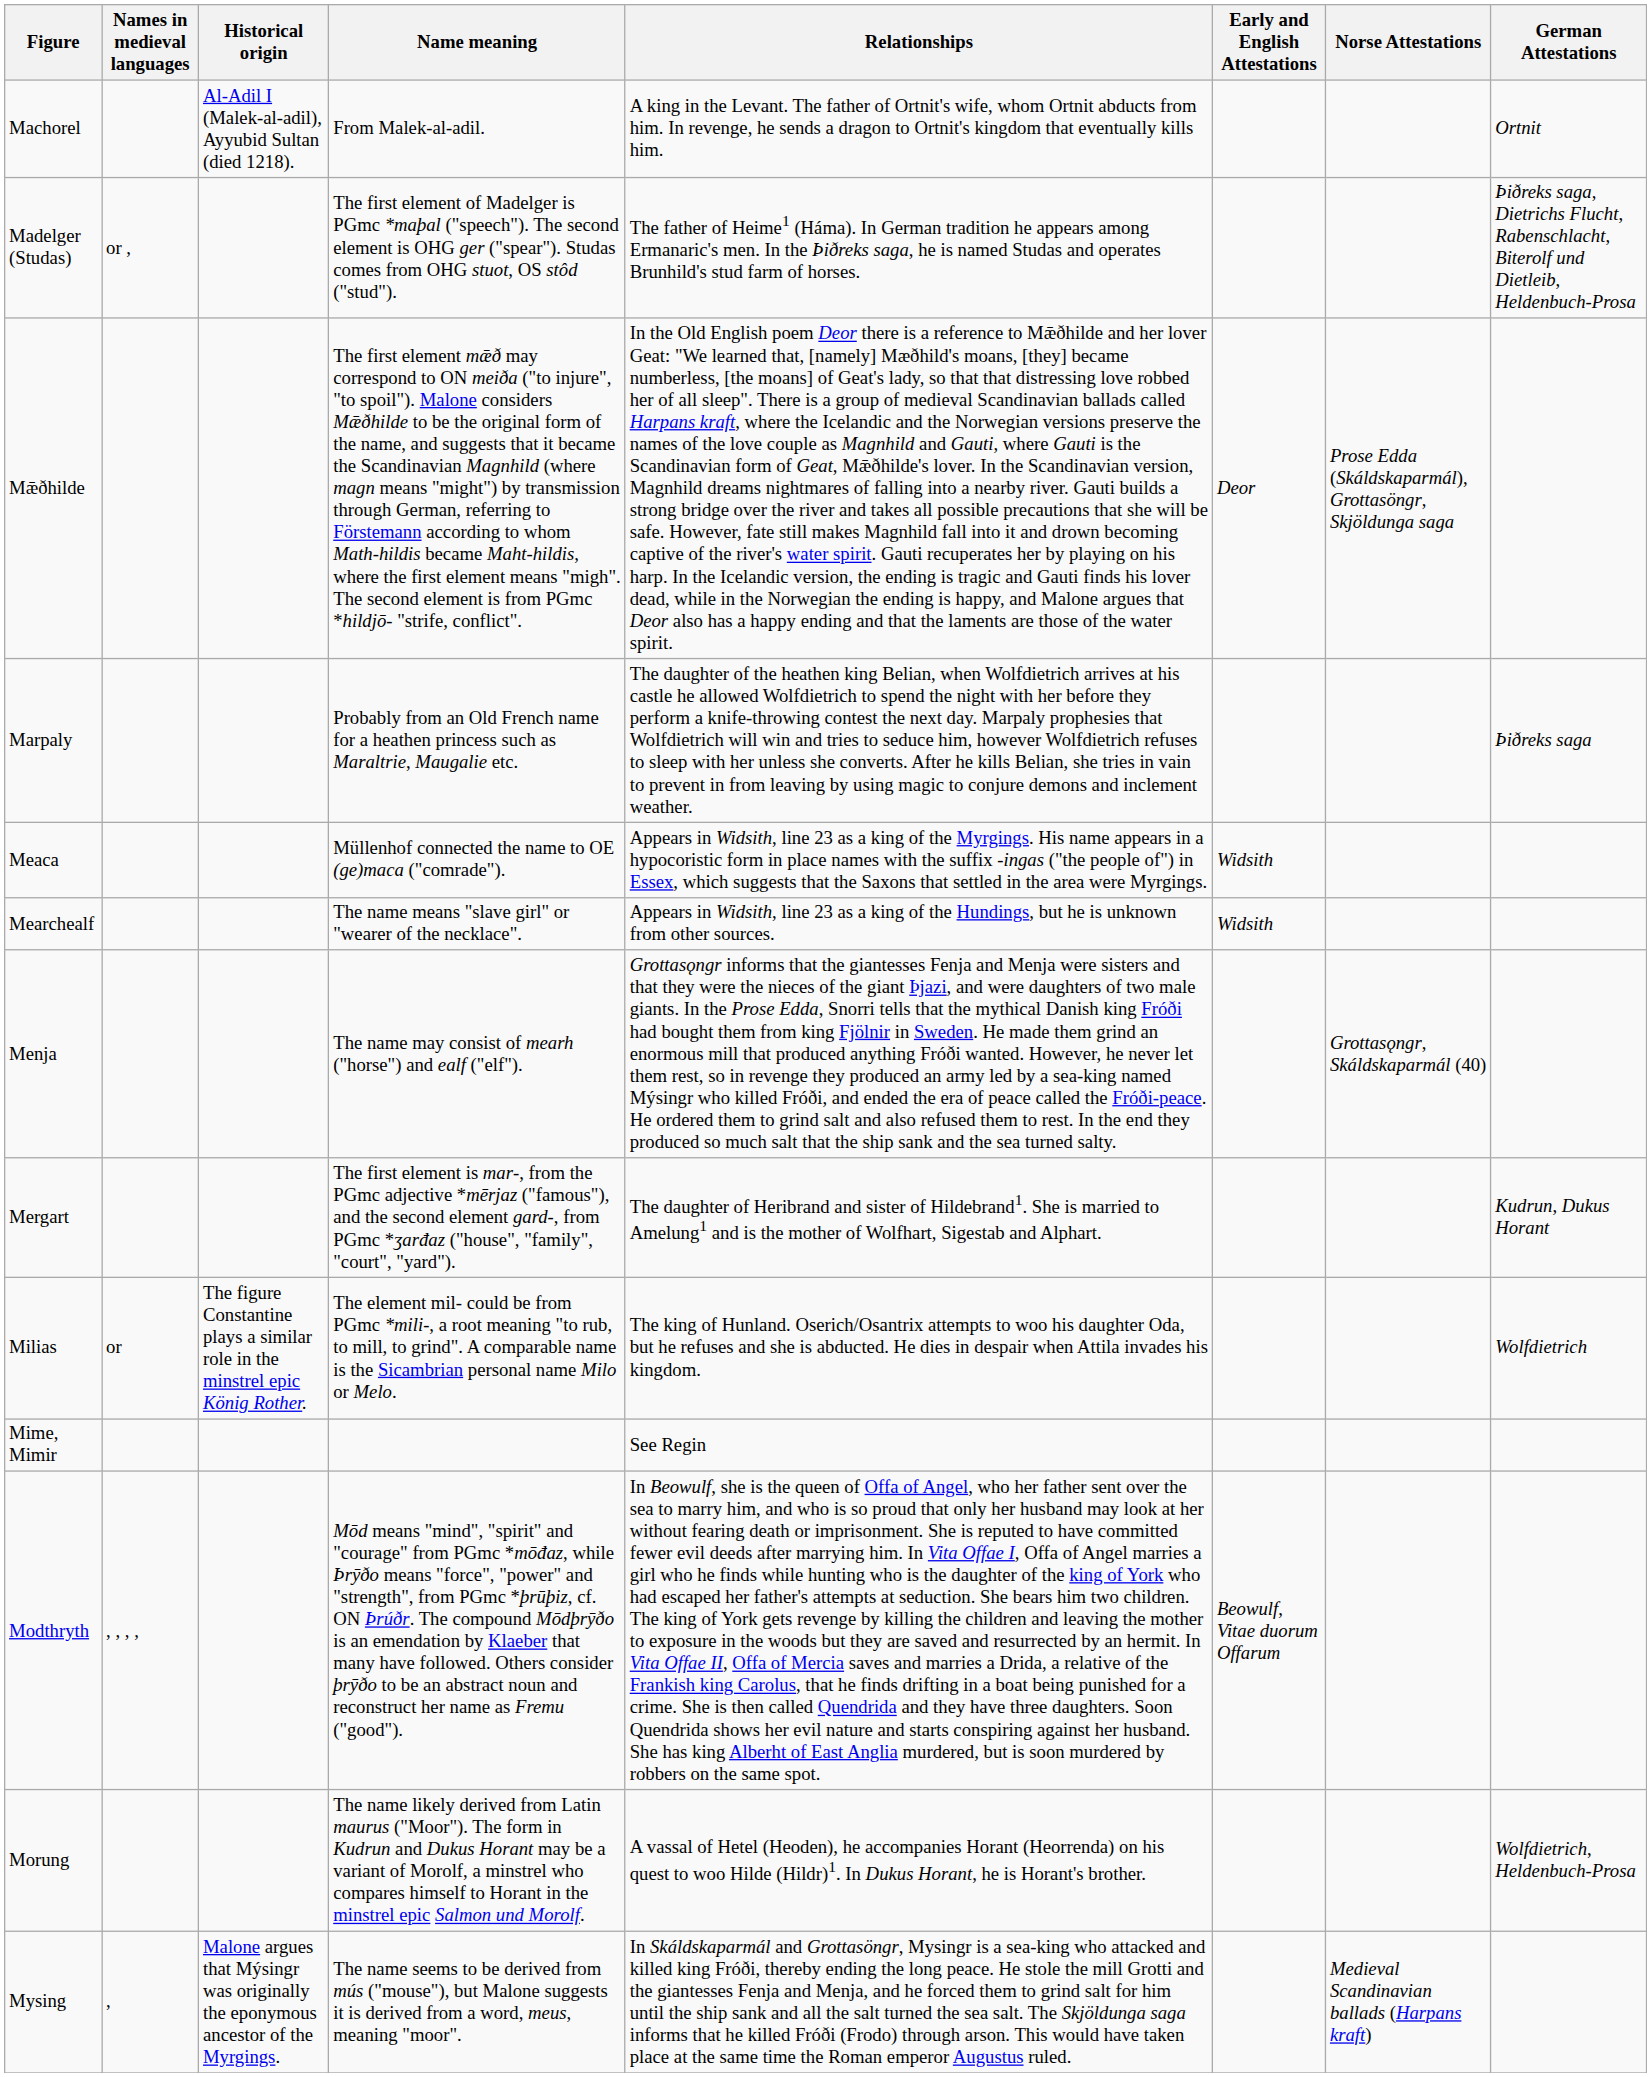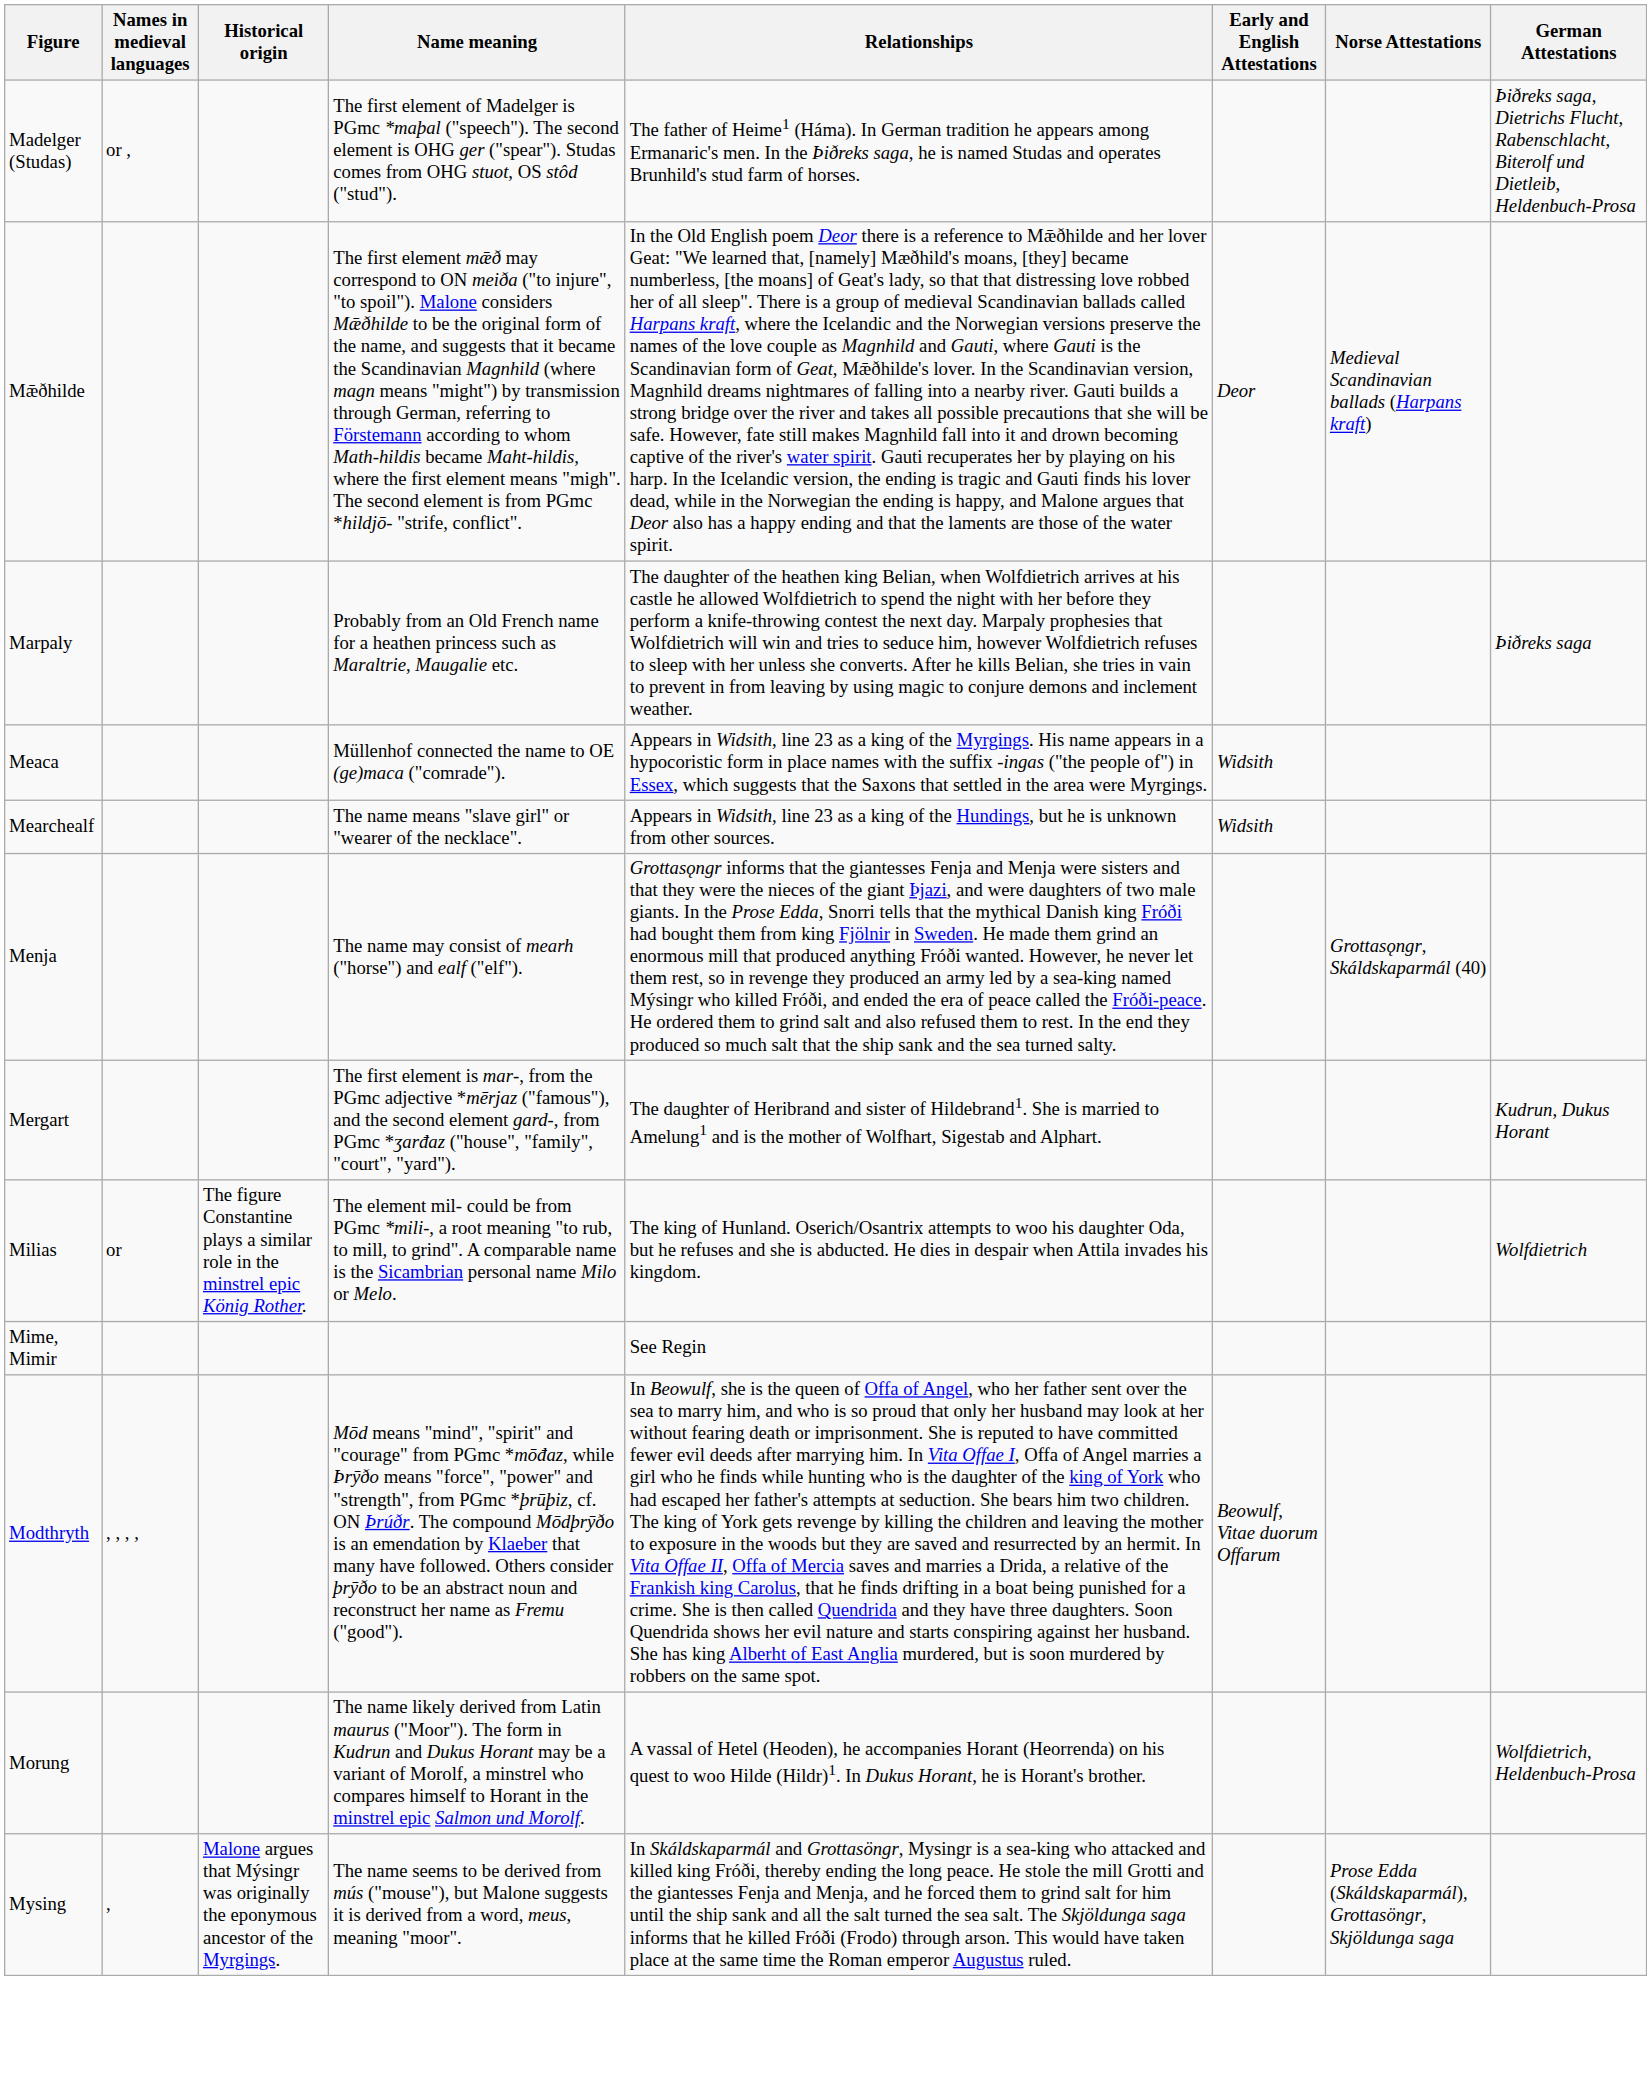- row: (45, 128)
(1399, 488) Prose Edda (Skáldskaparmál), Grottasöngr, Skjöldunga saga -> (1396, 391) Medieval Scandinavian ballads (Harpans kraft)
(1396, 2001) Medieval Scandinavian ballads (Harpans kraft) -> (1399, 1904) Prose Edda (Skáldskaparmál), Grottasöngr, Skjöldunga saga
